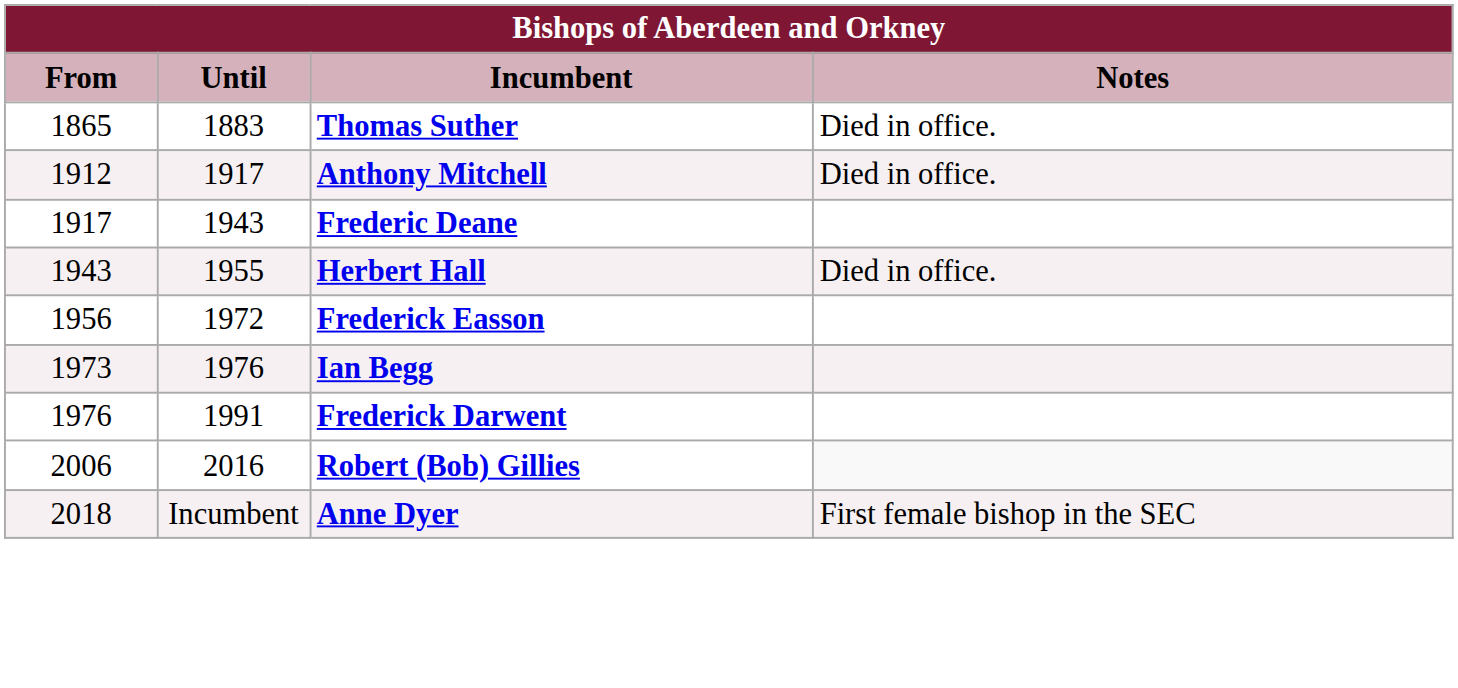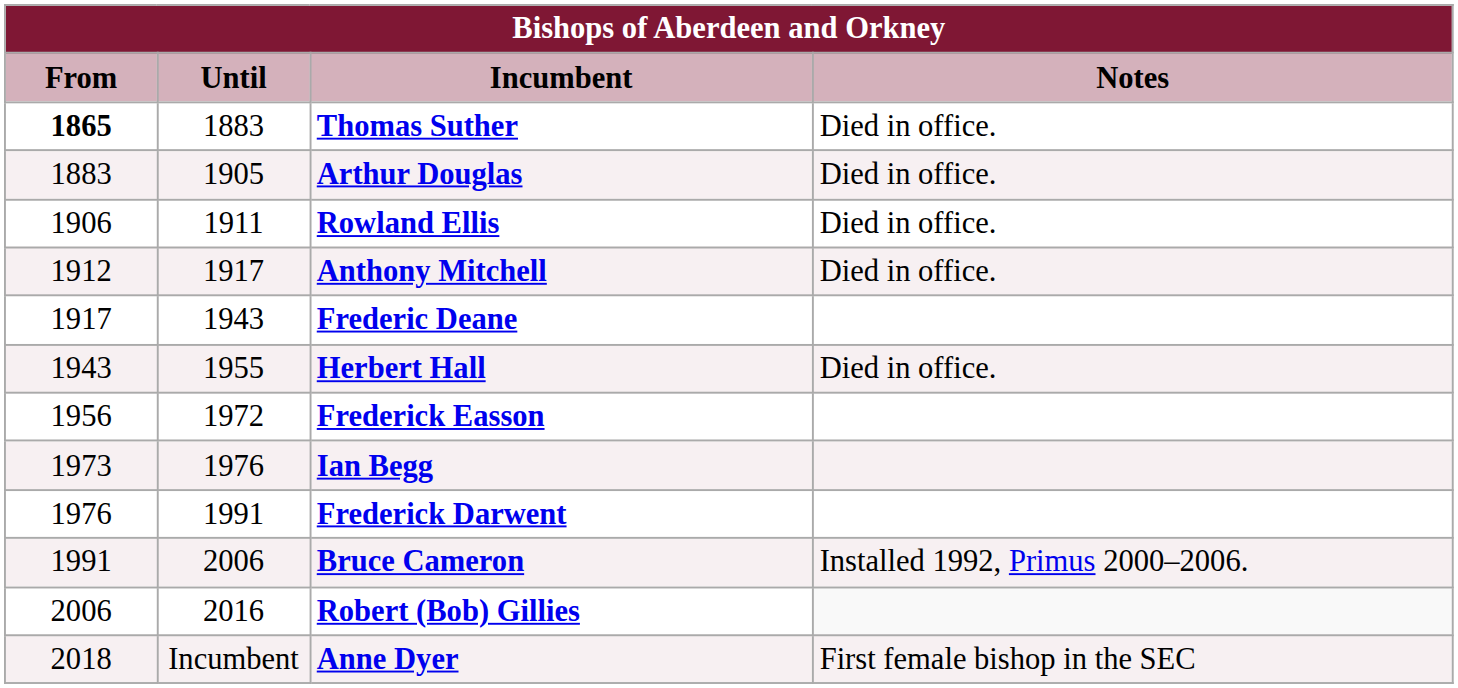(81, 125) normal -> (81, 125) bold
+ row: (420, 174)
+ row: (408, 222)
+ row: (420, 561)
